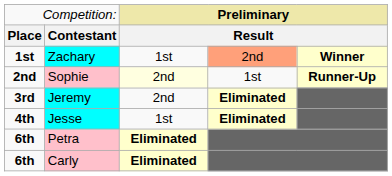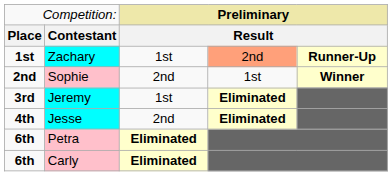(342, 56) Winner -> (342, 56) Runner-Up
(164, 77) lightyellow background -> (164, 77) no background
(342, 77) Runner-Up -> (342, 77) Winner
(164, 98) 2nd -> (164, 98) 1st
(164, 118) 1st -> (164, 118) 2nd
